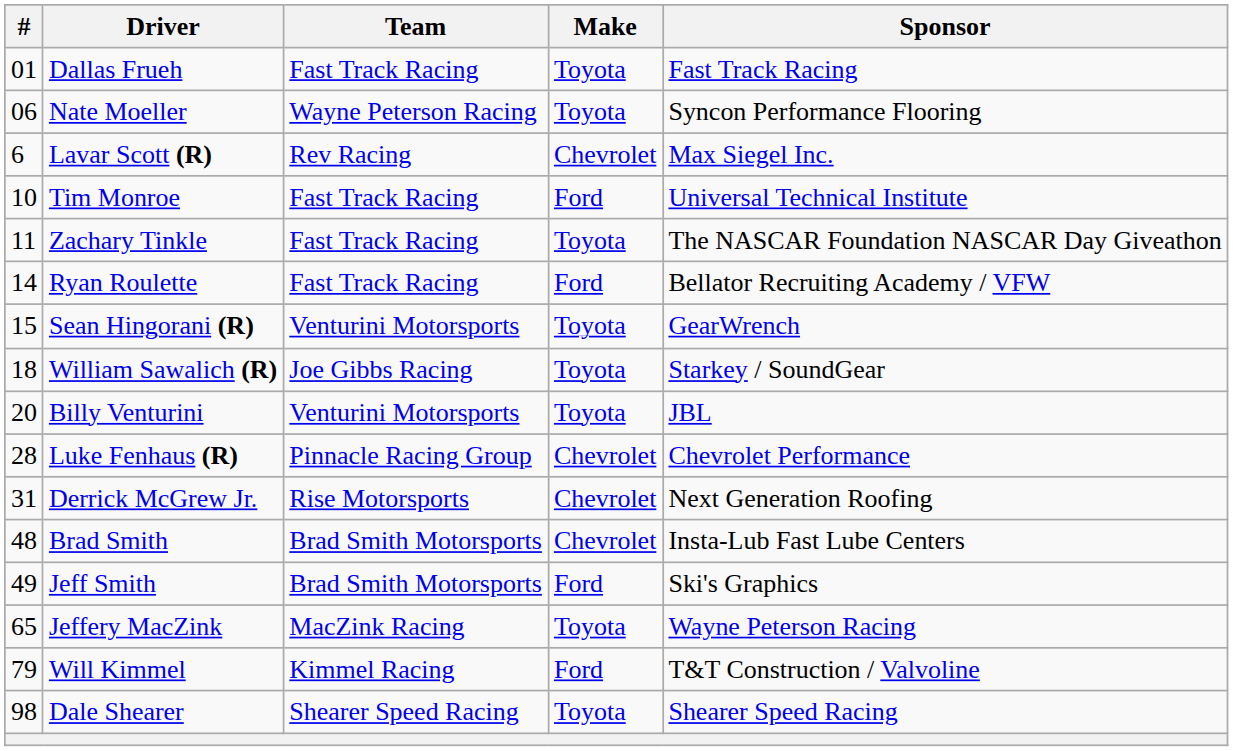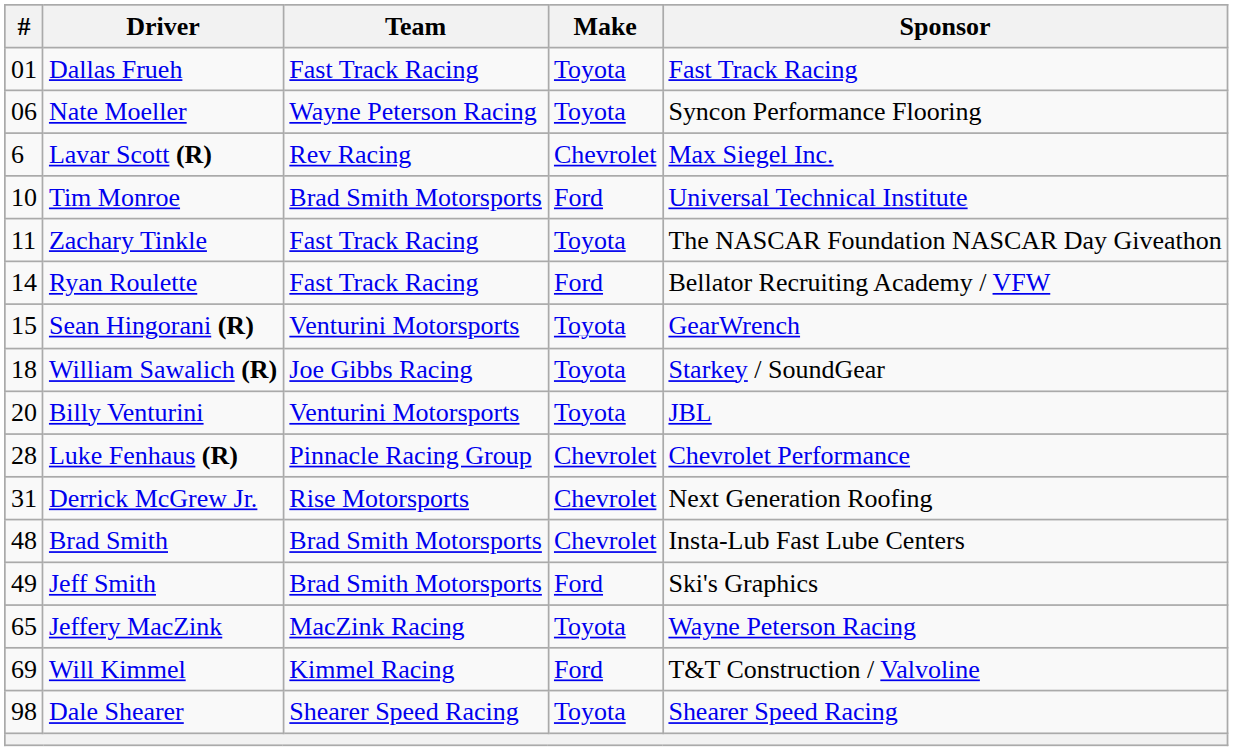(384, 197) Fast Track Racing -> (416, 197) Brad Smith Motorsports
(24, 668) 79 -> (24, 668) 69
